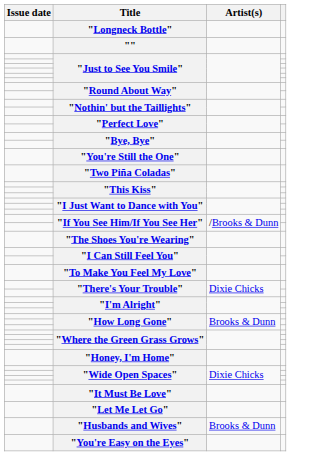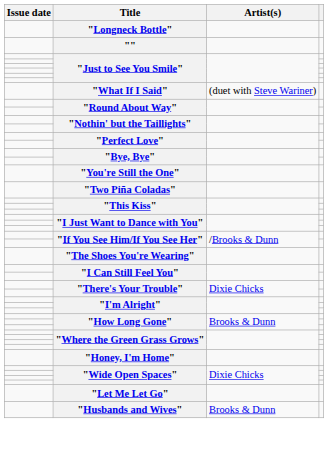+ row: (130, 90)
- row: (130, 272)
- row: (130, 393)
- row: (130, 442)
